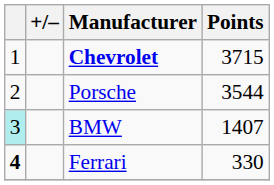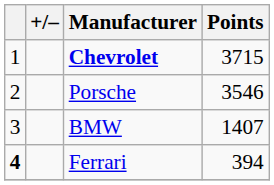(242, 92) 3544 -> (242, 92) 3546
(15, 127) paleturquoise background -> (15, 127) no background
(248, 162) 330 -> (248, 162) 394
